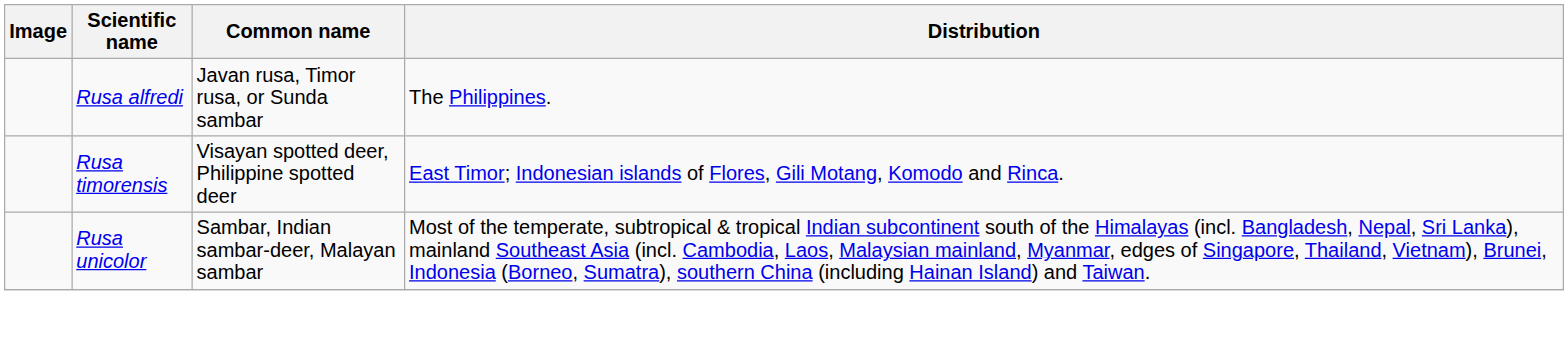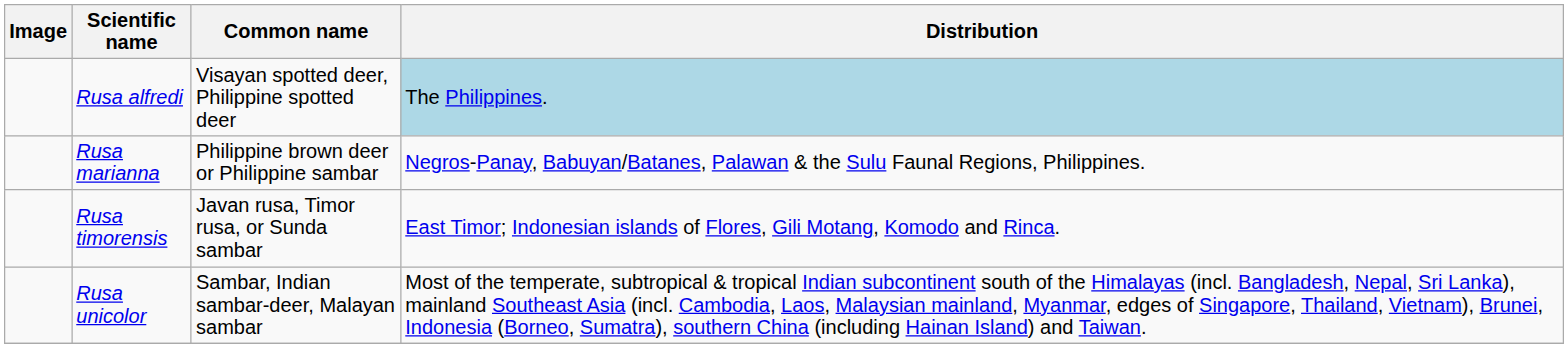(276, 97) Javan rusa, Timor rusa, or Sunda sambar -> (292, 97) Visayan spotted deer, Philippine spotted deer
(480, 97) no background -> (476, 97) lightblue background
+ row: (118, 162)
(293, 173) Visayan spotted deer, Philippine spotted deer -> (275, 228) Javan rusa, Timor rusa, or Sunda sambar
